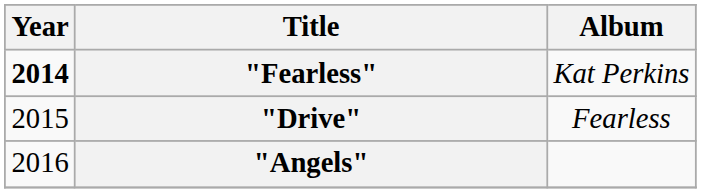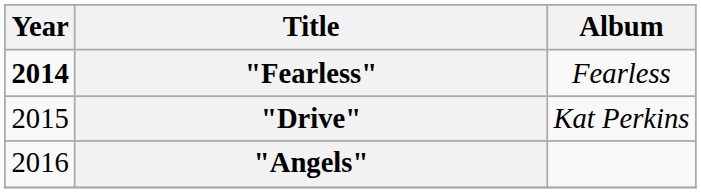(621, 72) Kat Perkins -> (621, 72) Fearless
(621, 118) Fearless -> (621, 118) Kat Perkins
